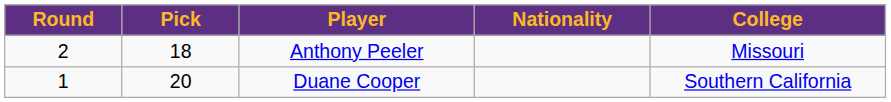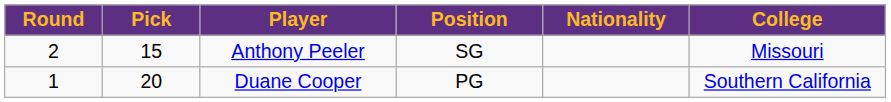+ column: (469, 19)
(181, 50) 18 -> (151, 50) 15
